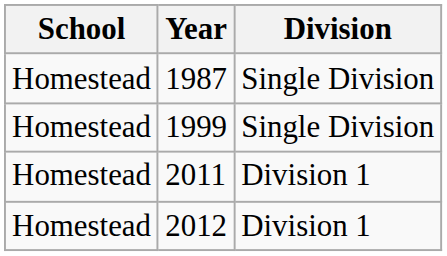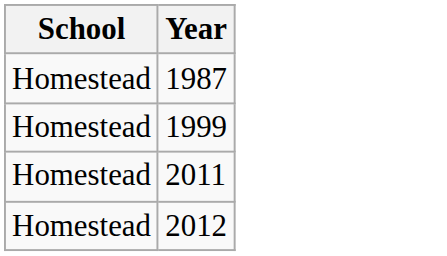- column: (338, 28)
